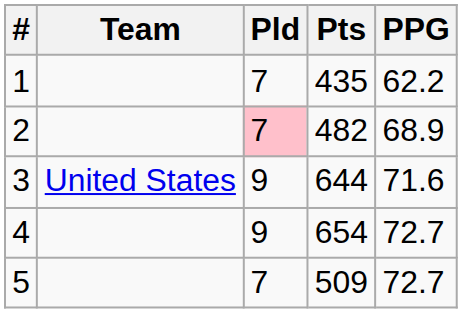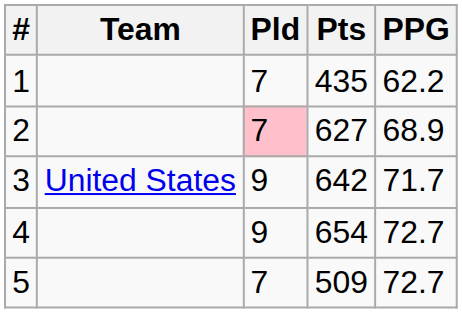(341, 130) 482 -> (341, 130) 627
(341, 181) 644 -> (341, 181) 642
(414, 181) 71.6 -> (414, 181) 71.7
